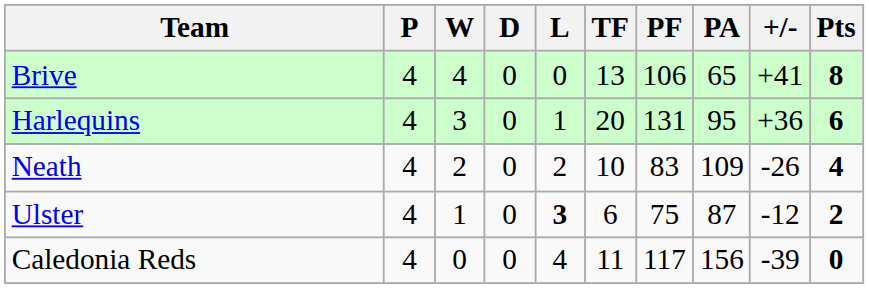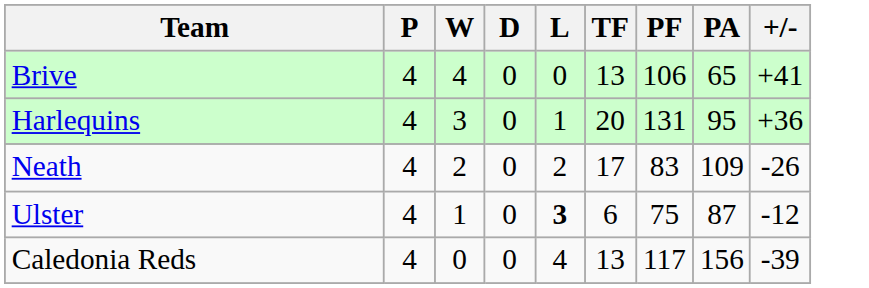- column: (836, 27)
(610, 167) 10 -> (610, 167) 17
(610, 259) 11 -> (610, 259) 13
